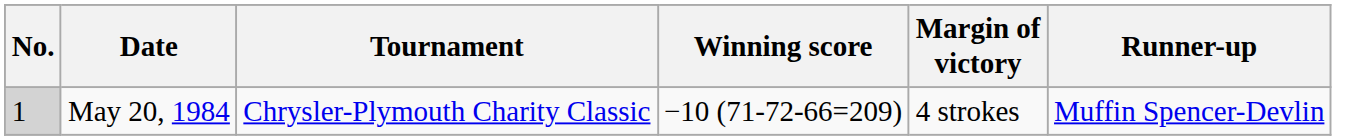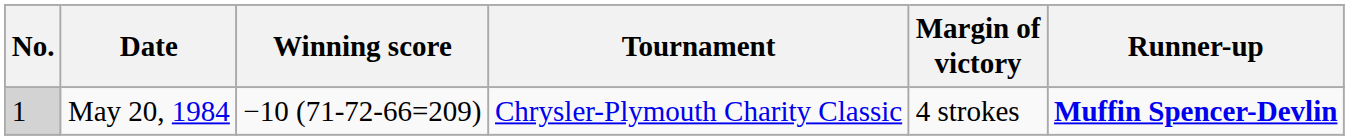columns swapped: (447, 45) <-> (783, 45)
(1189, 110) normal -> (1196, 110) bold
